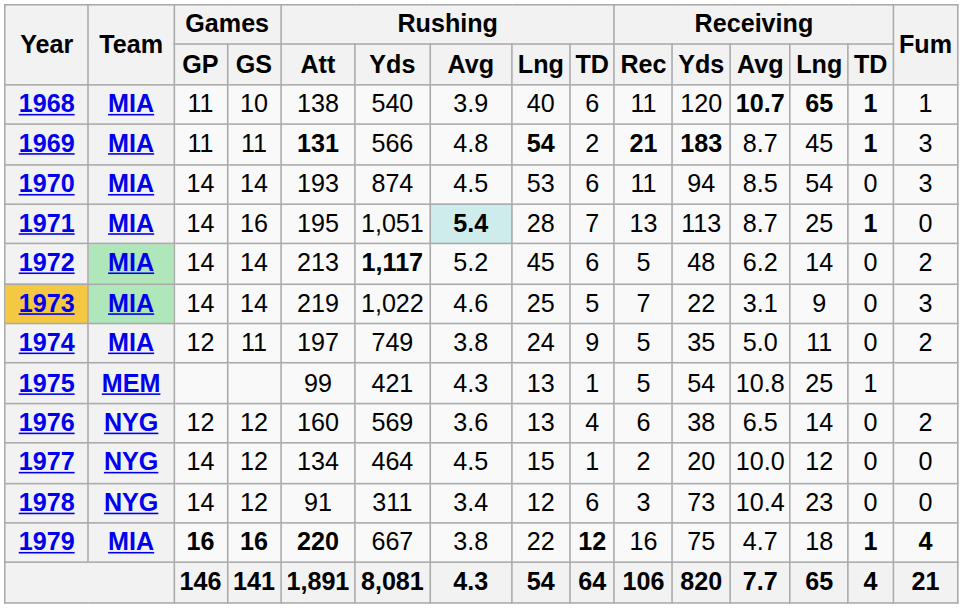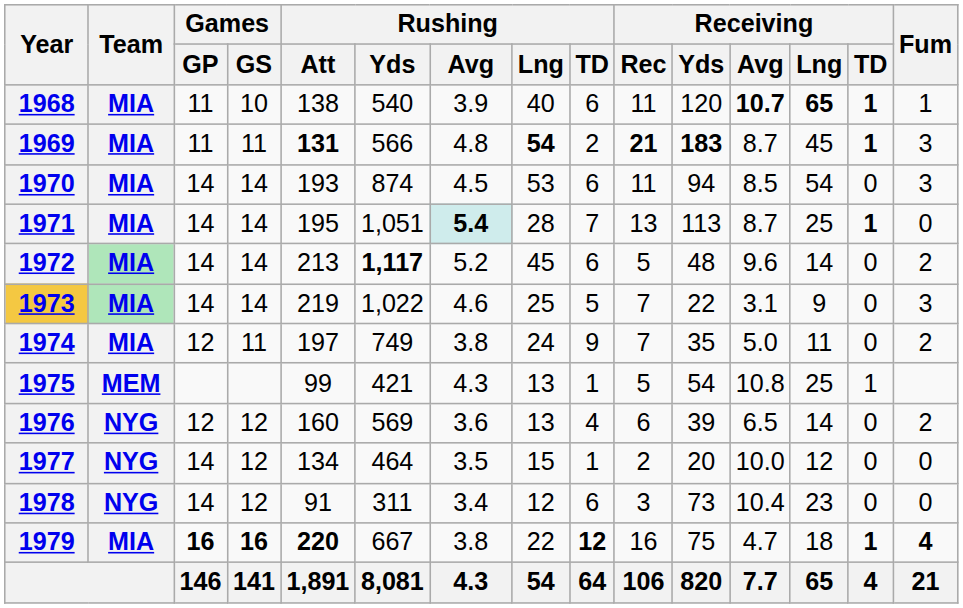(254, 223) 16 -> (254, 223) 14
(760, 263) 6.2 -> (760, 263) 9.6
(644, 343) 5 -> (644, 343) 7
(701, 422) 38 -> (701, 422) 39
(471, 462) 4.5 -> (471, 462) 3.5
